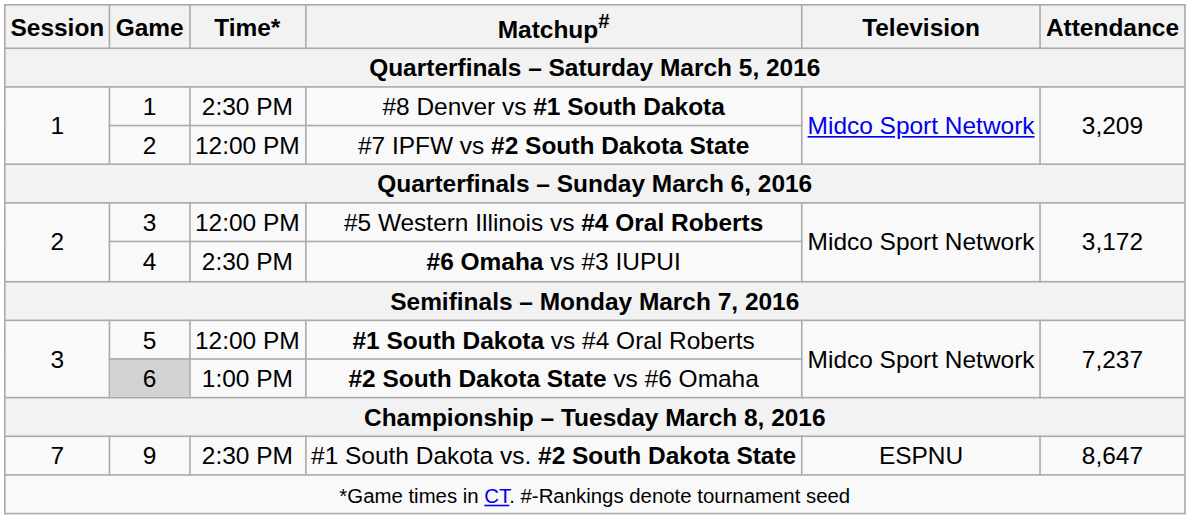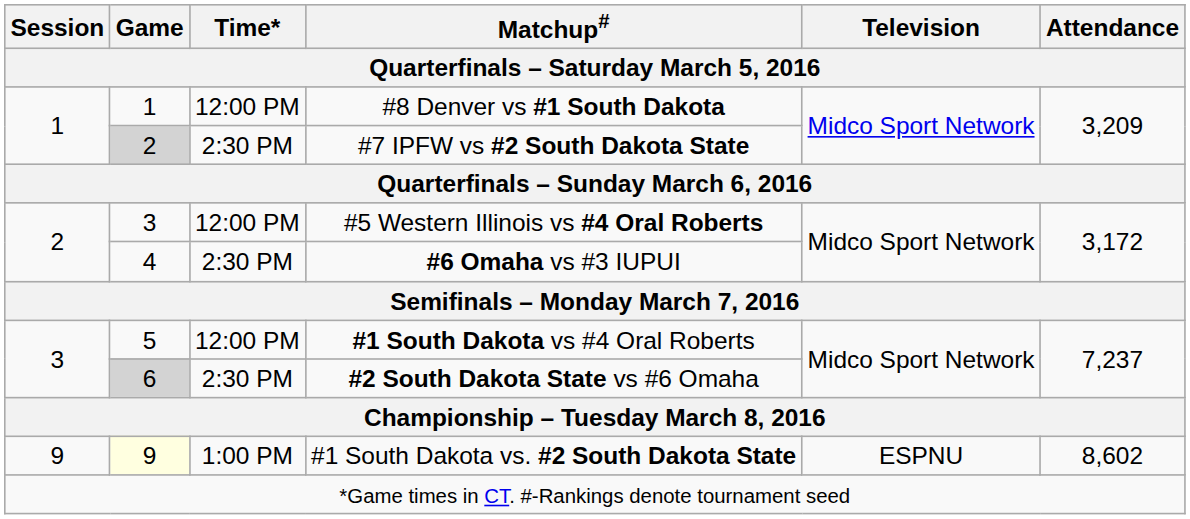(247, 107) 2:30 PM -> (247, 107) 12:00 PM
(150, 146) no background -> (150, 146) lightgrey background
(247, 146) 12:00 PM -> (247, 146) 2:30 PM
(247, 378) 1:00 PM -> (247, 378) 2:30 PM
(57, 455) 7 -> (57, 455) 9
(150, 455) no background -> (150, 455) lightyellow background
(247, 455) 2:30 PM -> (247, 455) 1:00 PM
(1112, 455) 8,647 -> (1112, 455) 8,602
